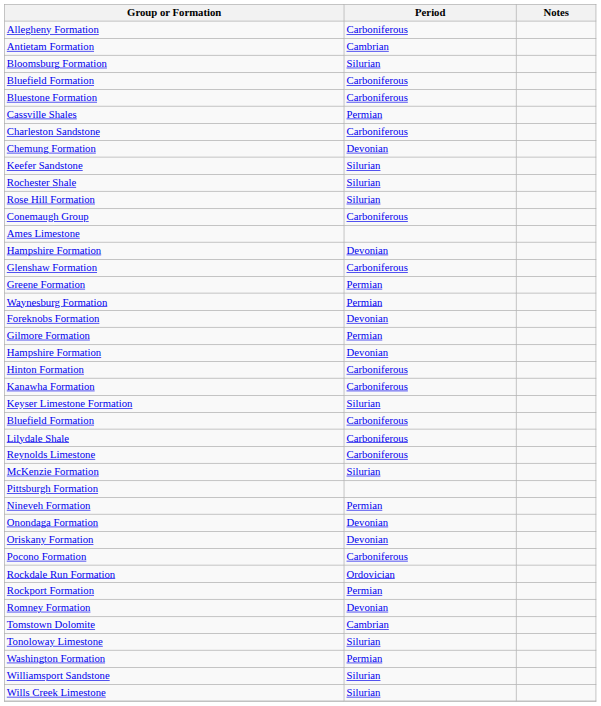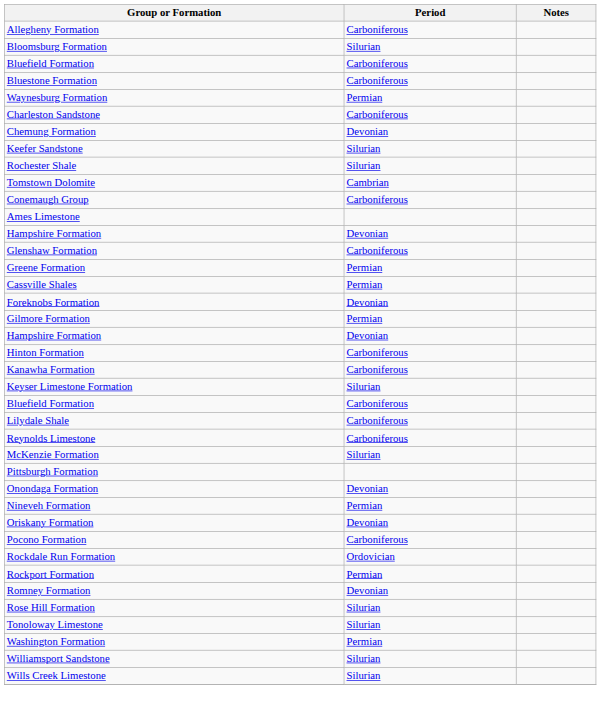- row: (50, 47)
rows swapped: (42, 115) <-> (57, 302)
rows swapped: (51, 200) <-> (51, 625)
rows swapped: (49, 506) <-> (53, 523)
